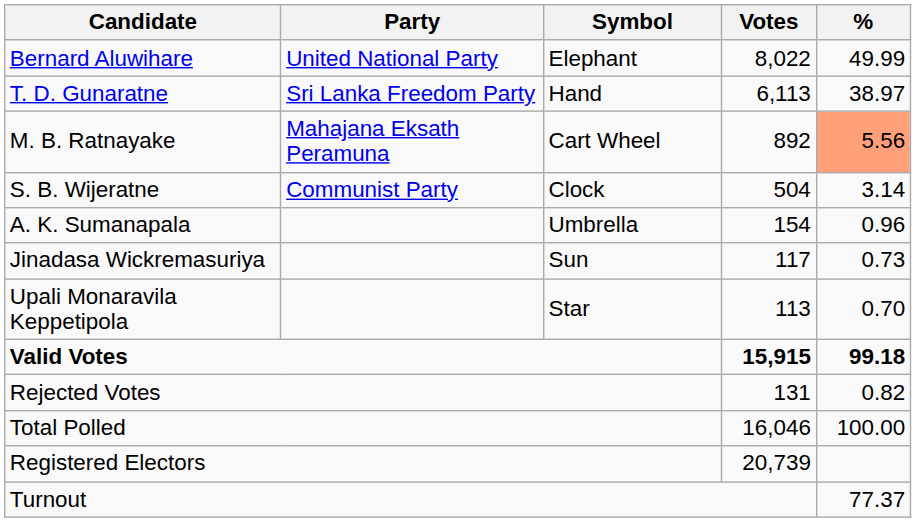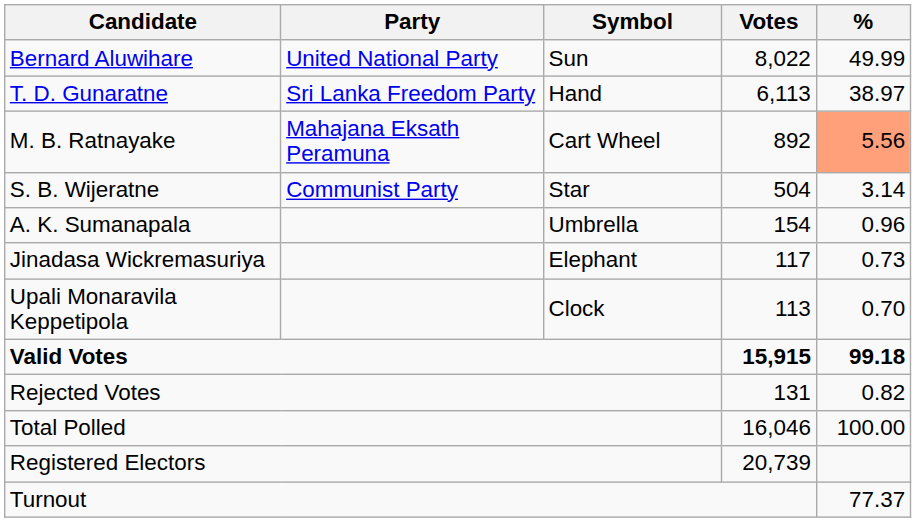(593, 57) Elephant -> (568, 57) Sun
(577, 189) Clock -> (569, 189) Star
(568, 260) Sun -> (593, 260) Elephant
(569, 308) Star -> (577, 308) Clock
